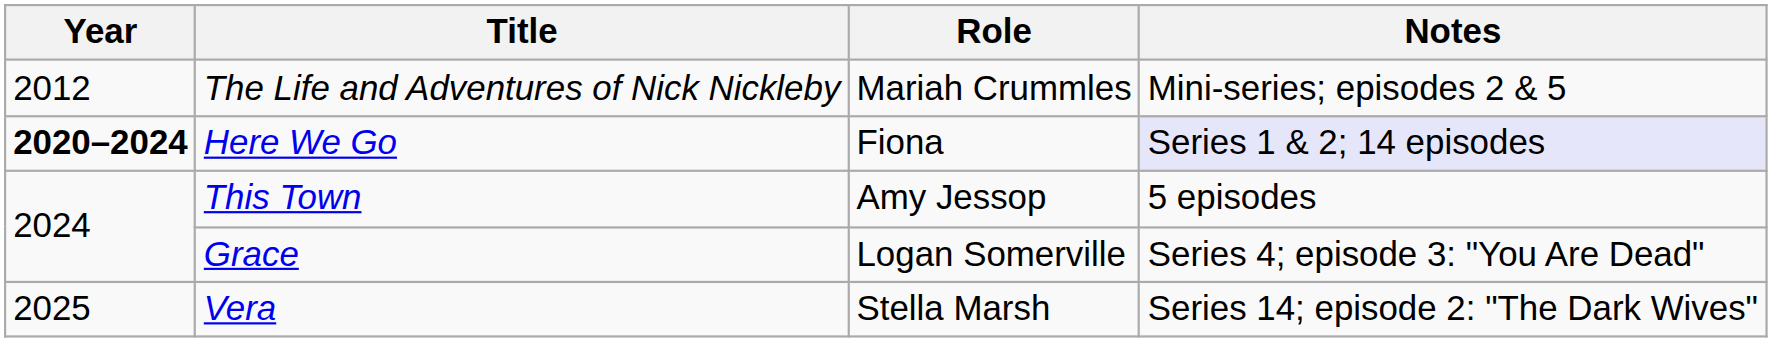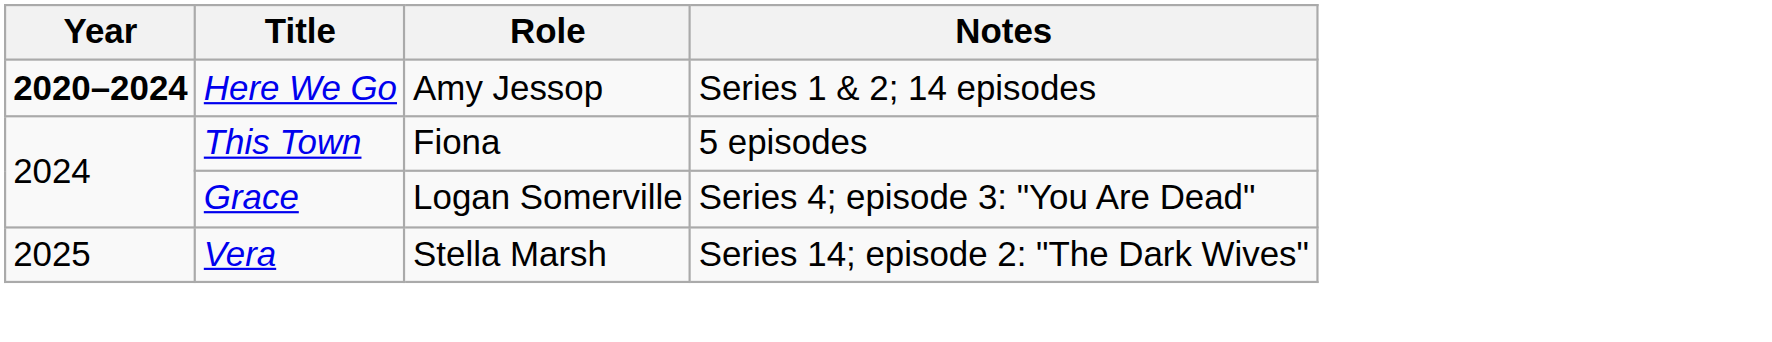- row: (522, 87)
(900, 142) Fiona -> (508, 87) Amy Jessop
(1347, 142) lavender background -> (897, 87) no background
(951, 198) Amy Jessop -> (457, 142) Fiona
